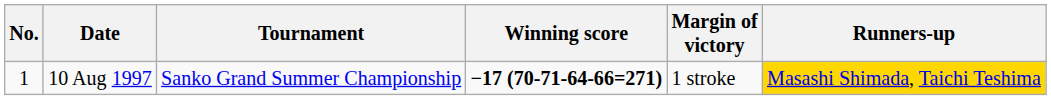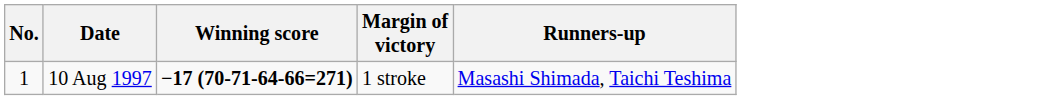- column: (311, 33)
(904, 78) gold background -> (594, 78) no background
